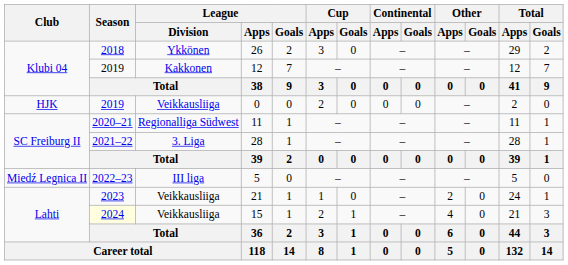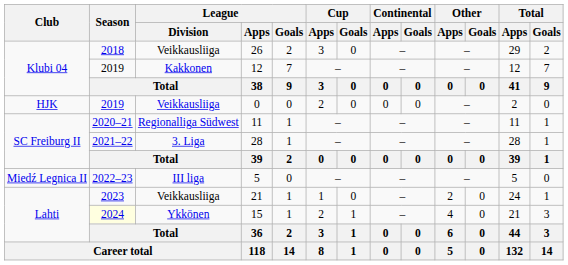(188, 50) Ykkönen -> (188, 50) Veikkausliiga
(188, 214) Veikkausliiga -> (188, 214) Ykkönen
